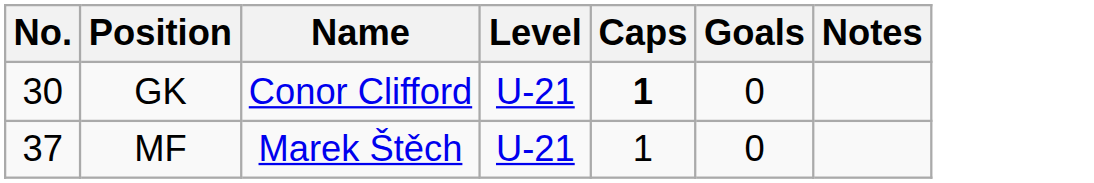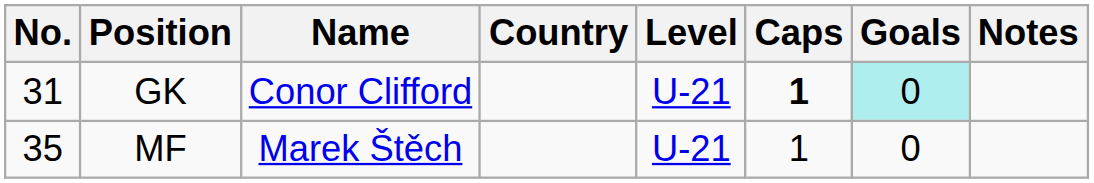+ column: (559, 33)
(43, 90) 30 -> (43, 90) 31
(755, 90) no background -> (911, 90) paleturquoise background
(43, 148) 37 -> (43, 148) 35
